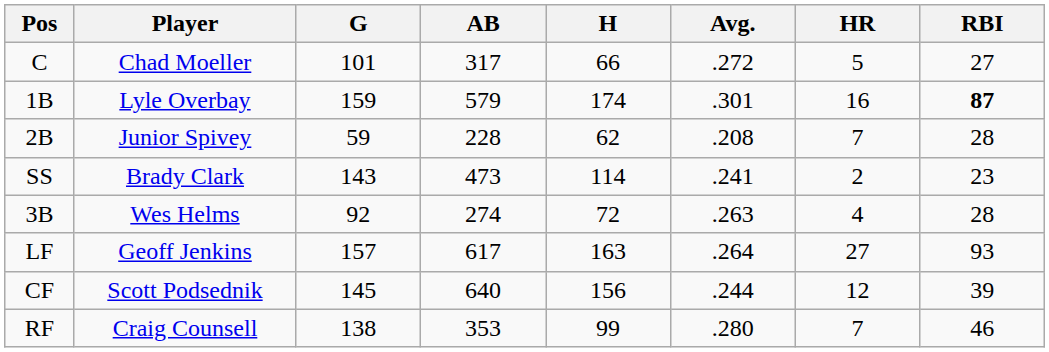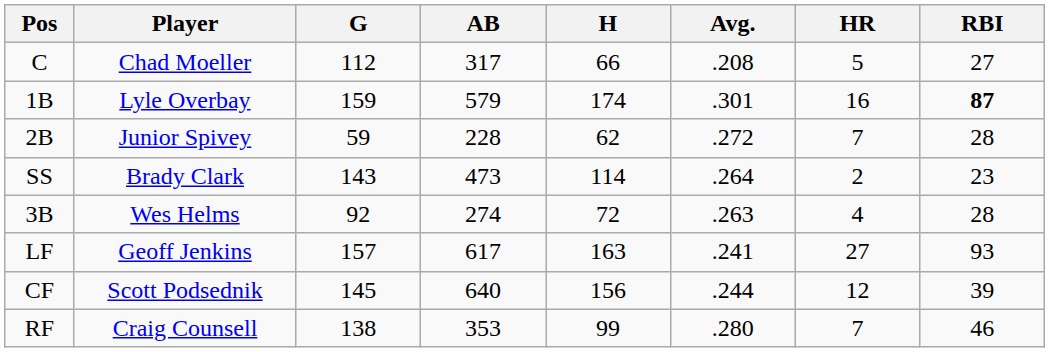(358, 61) 101 -> (358, 61) 112
(733, 61) .272 -> (733, 61) .208
(733, 137) .208 -> (733, 137) .272
(733, 175) .241 -> (733, 175) .264
(733, 251) .264 -> (733, 251) .241
